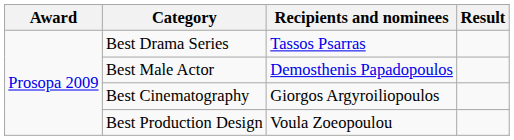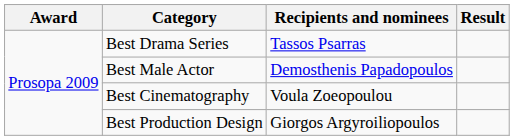(355, 95) Giorgos Argyroiliopoulos -> (331, 95) Voula Zoeopoulou
(331, 122) Voula Zoeopoulou -> (355, 122) Giorgos Argyroiliopoulos
